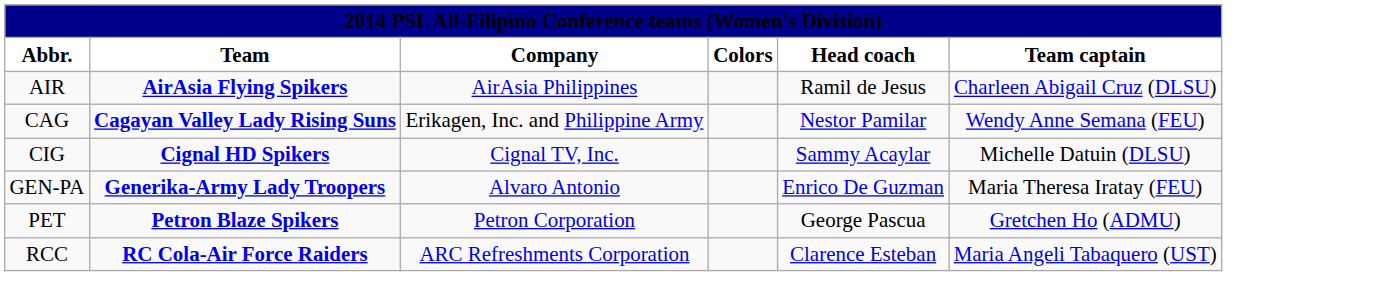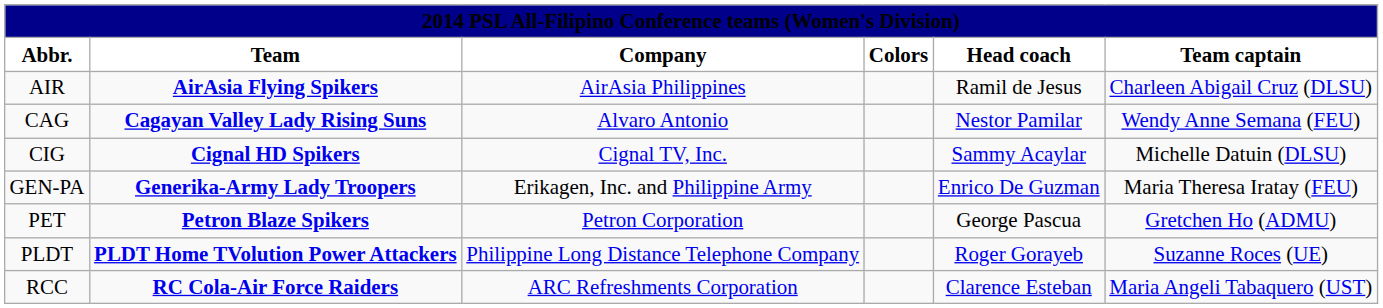(554, 120) Erikagen, Inc. and Philippine Army -> (663, 120) Alvaro Antonio
(554, 187) Alvaro Antonio -> (663, 187) Erikagen, Inc. and Philippine Army
+ row: (47, 253)
